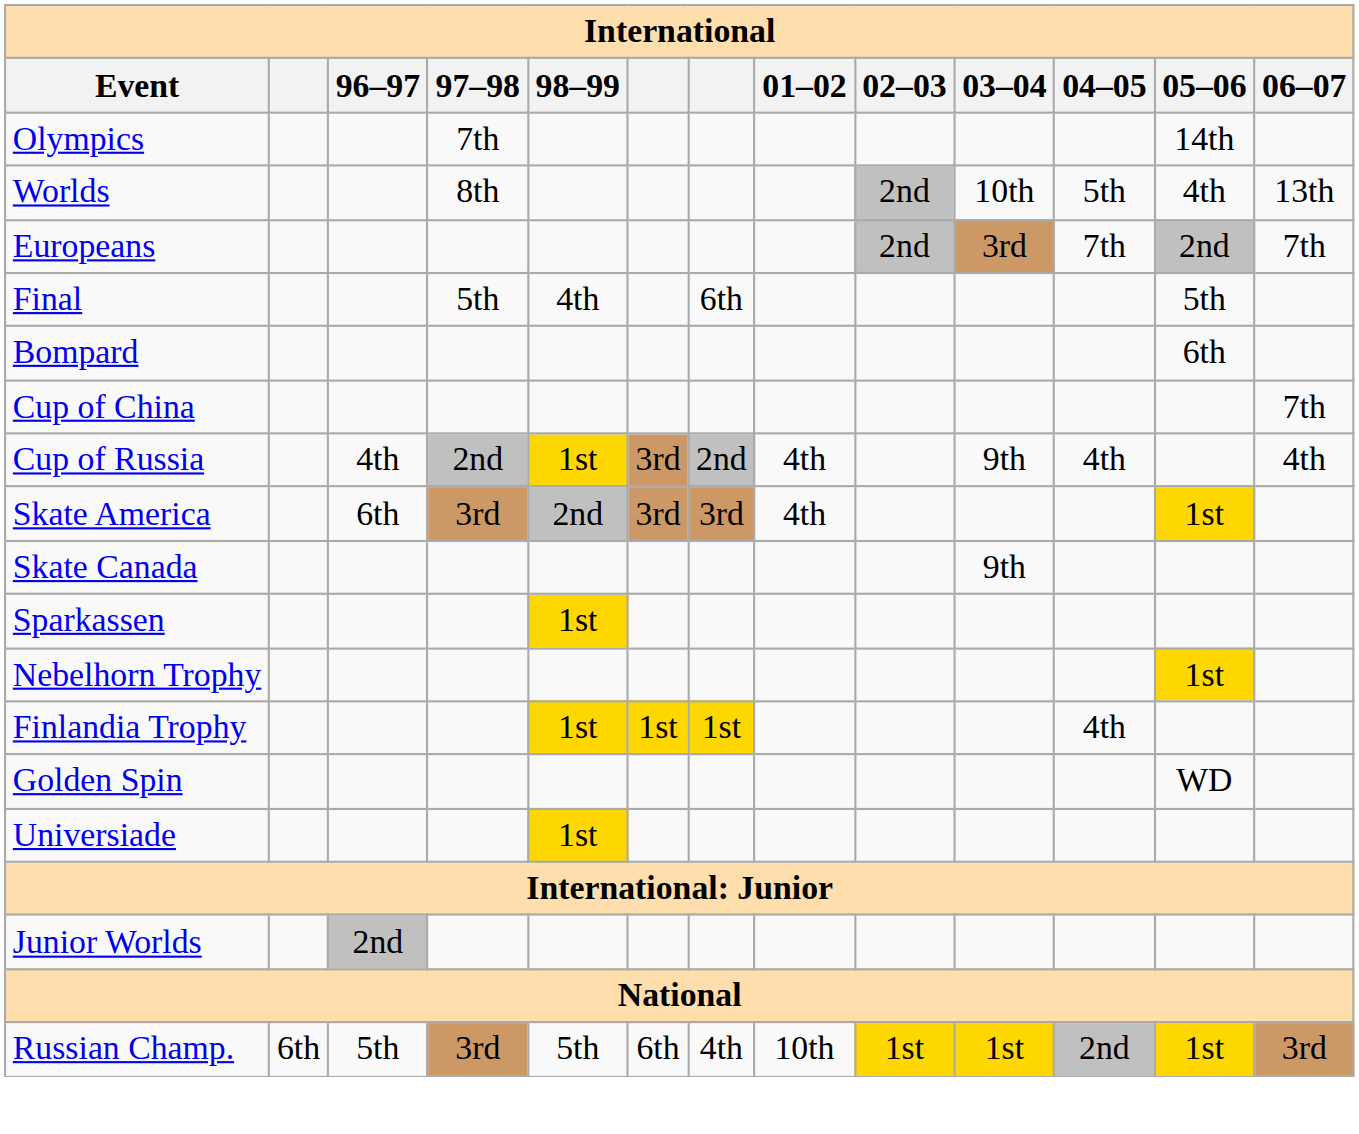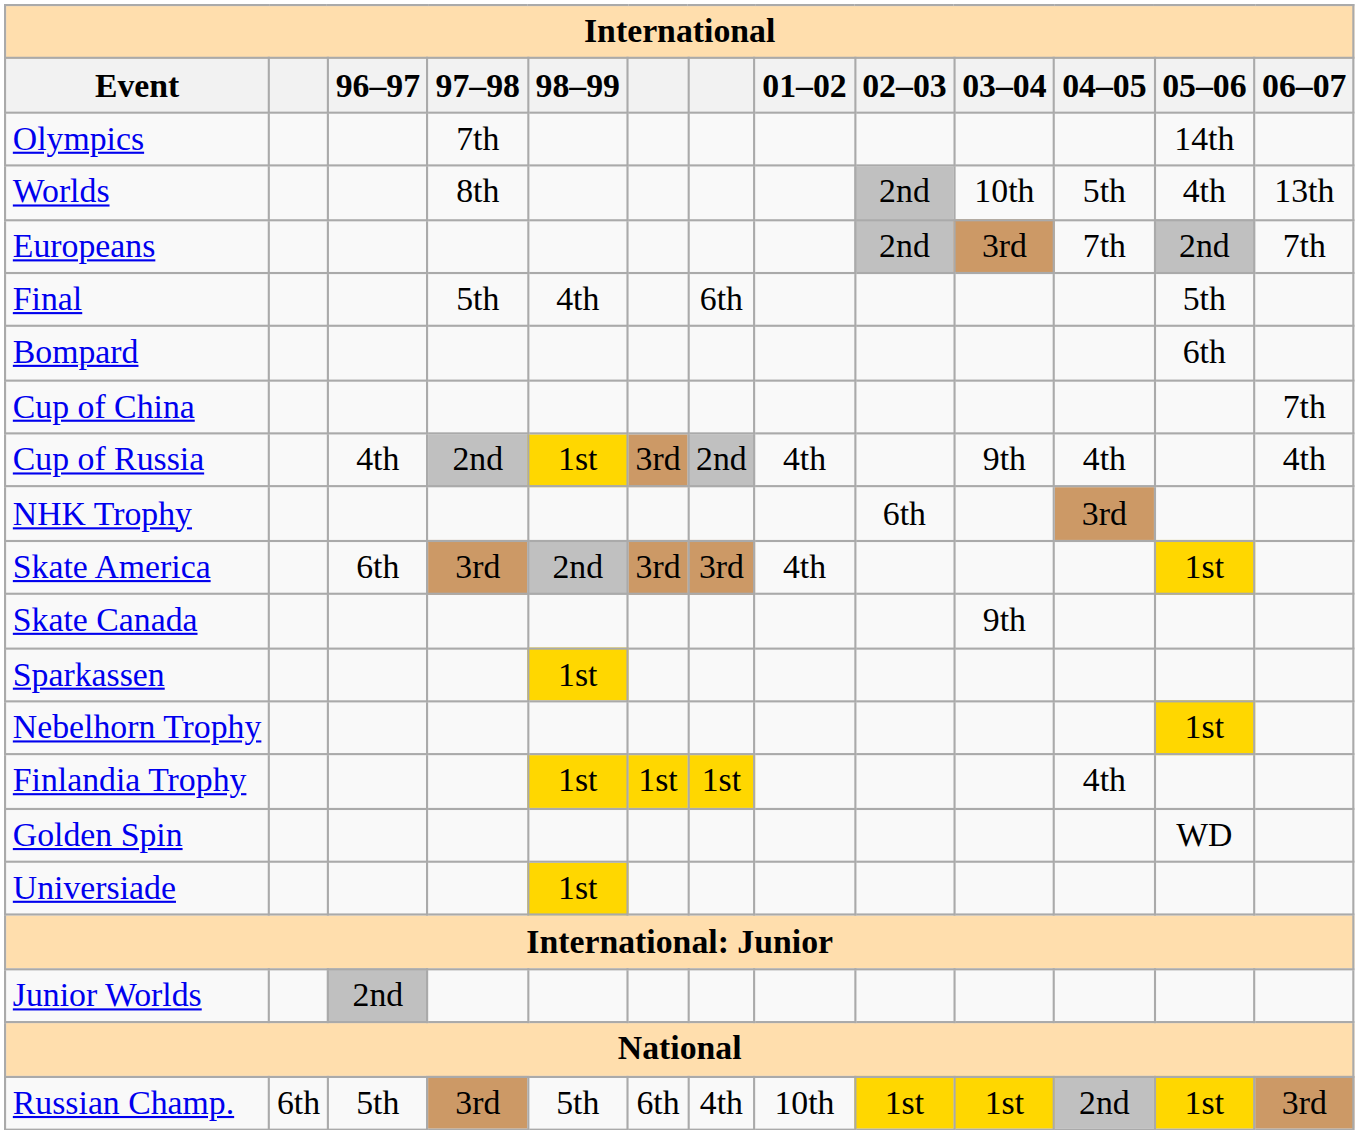+ row: (102, 513)
